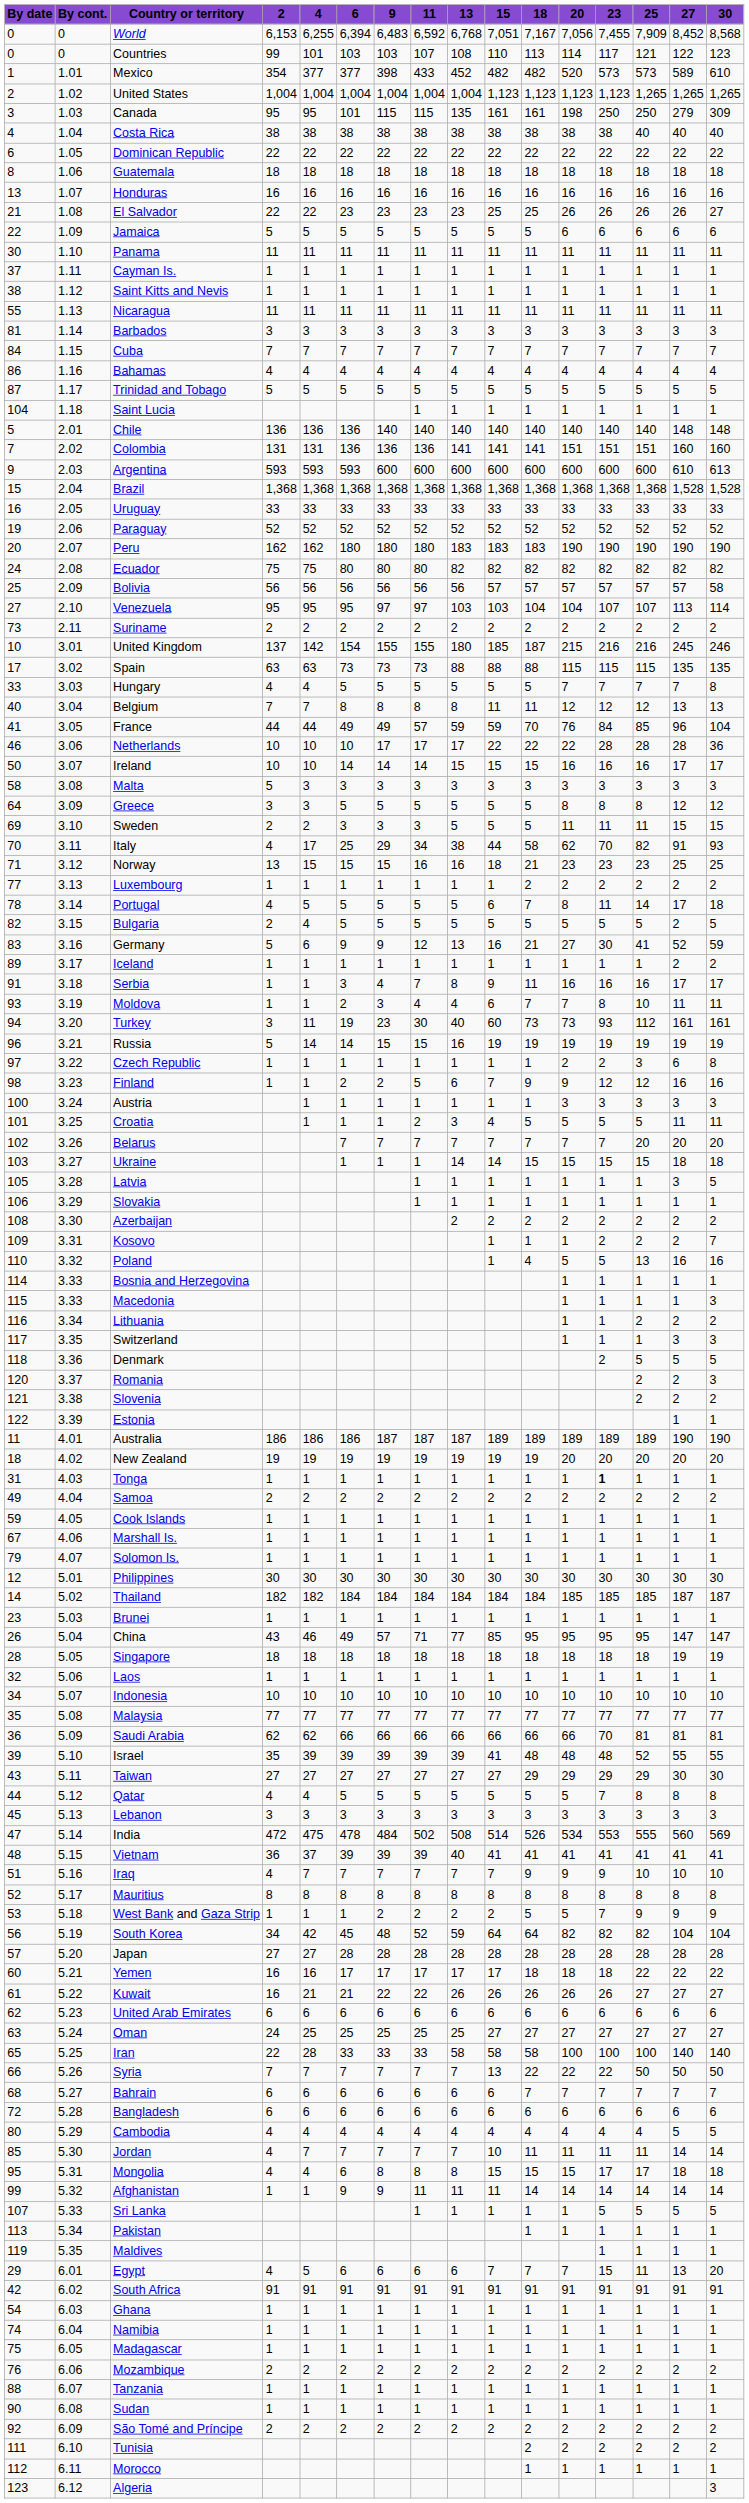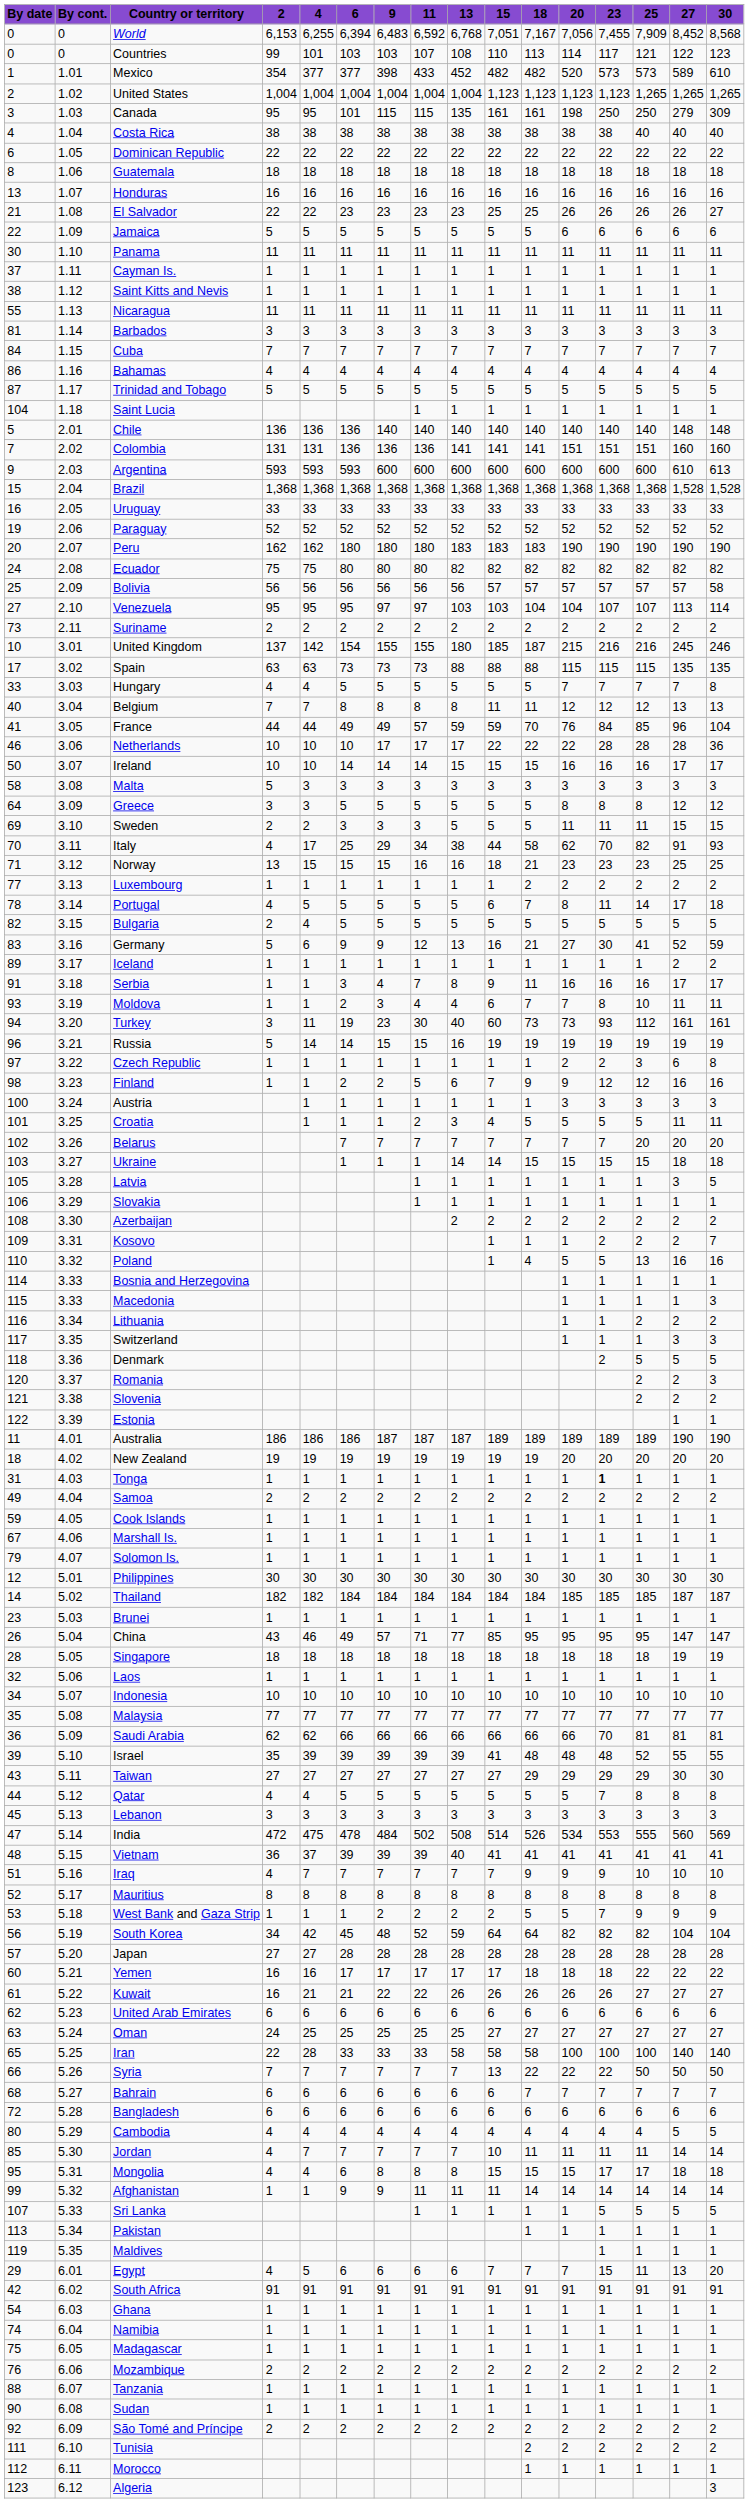(676, 924) 2 -> (676, 924) 5
